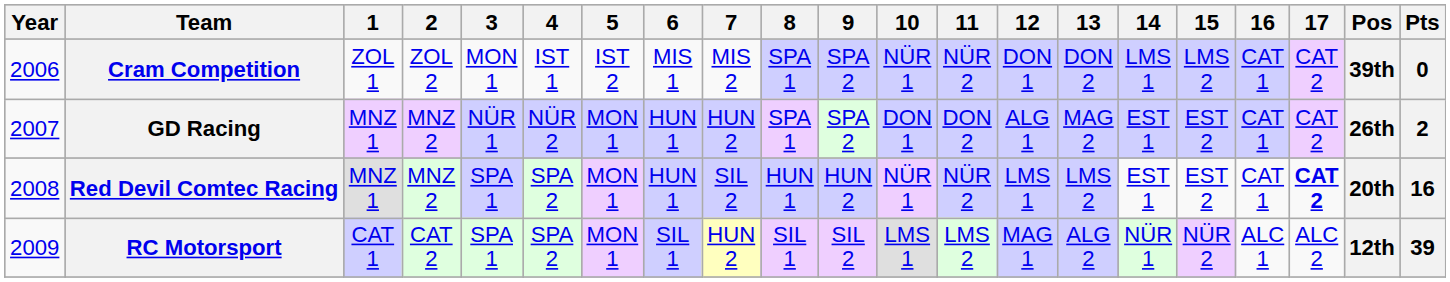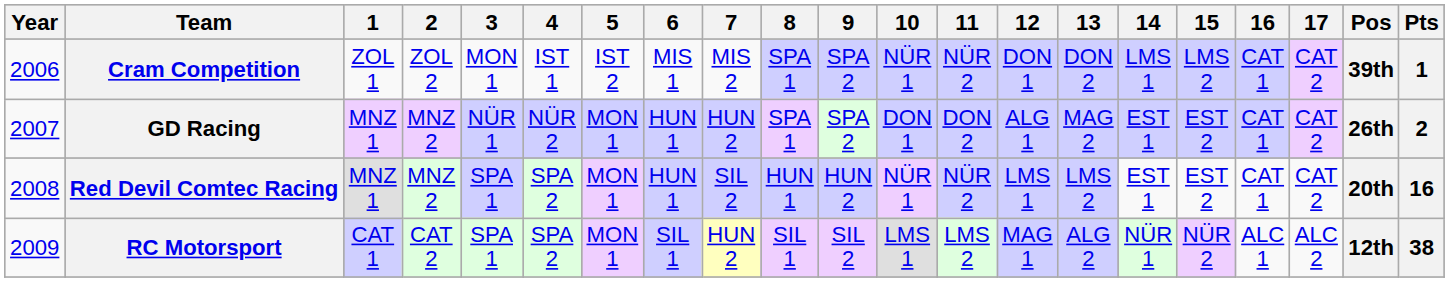(1422, 69) 0 -> (1422, 69) 1
(1317, 188) bold -> (1316, 188) normal
(1422, 247) 39 -> (1422, 247) 38
